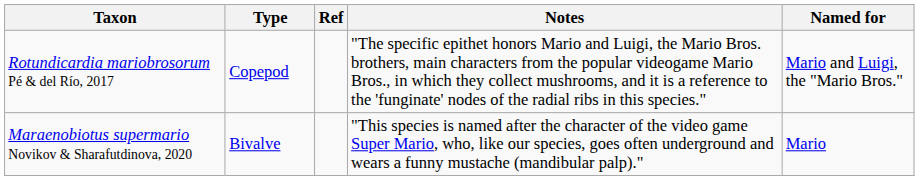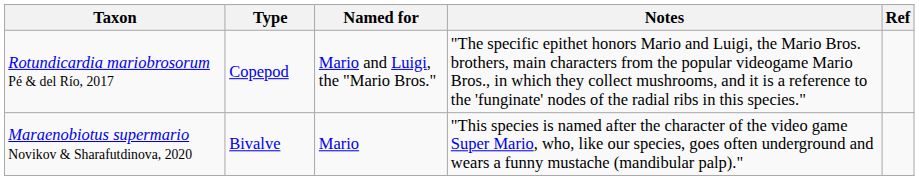columns swapped: (848, 17) <-> (331, 17)
